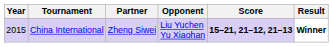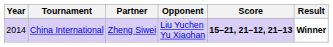(16, 30) 2015 -> (16, 30) 2014
